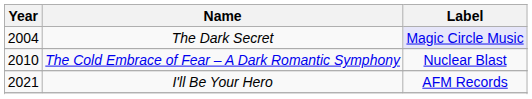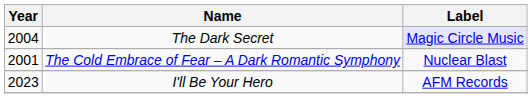(23, 60) 2010 -> (23, 60) 2001
(23, 82) 2021 -> (23, 82) 2023
